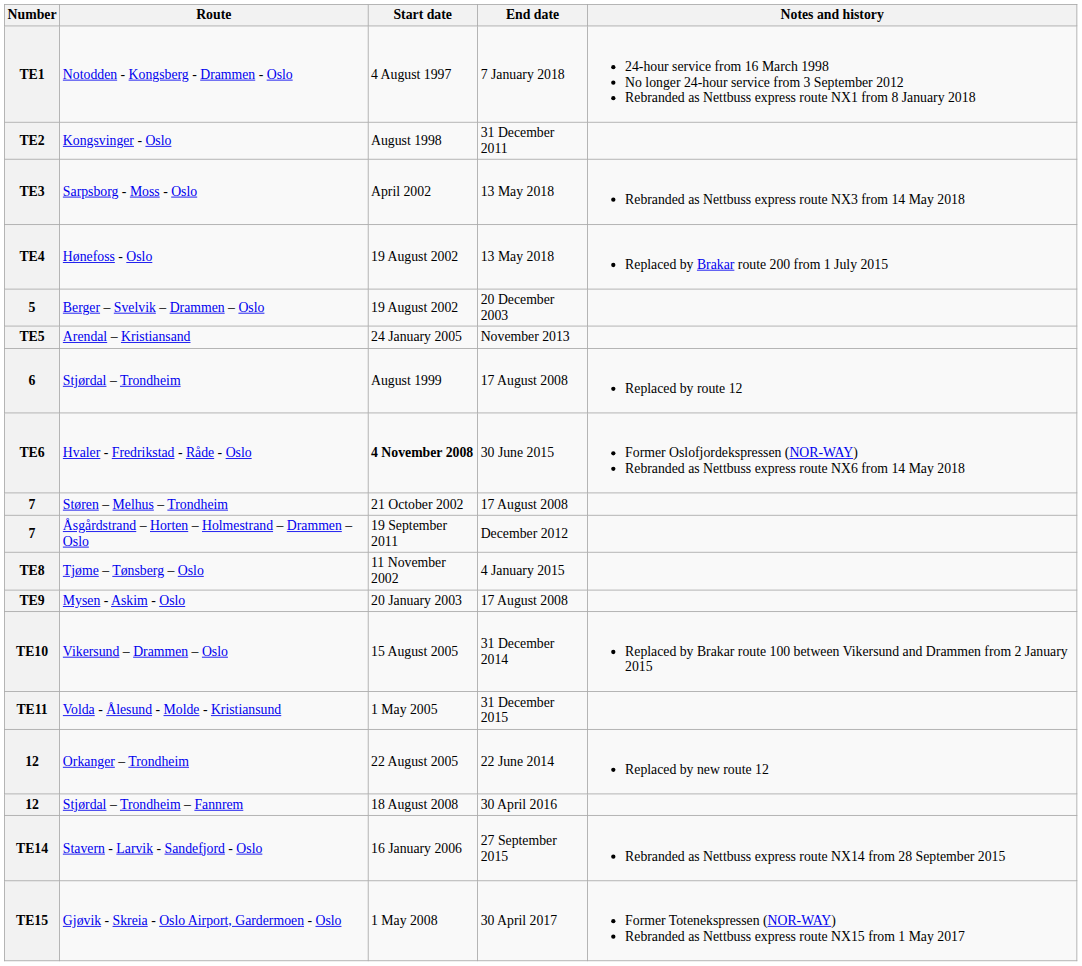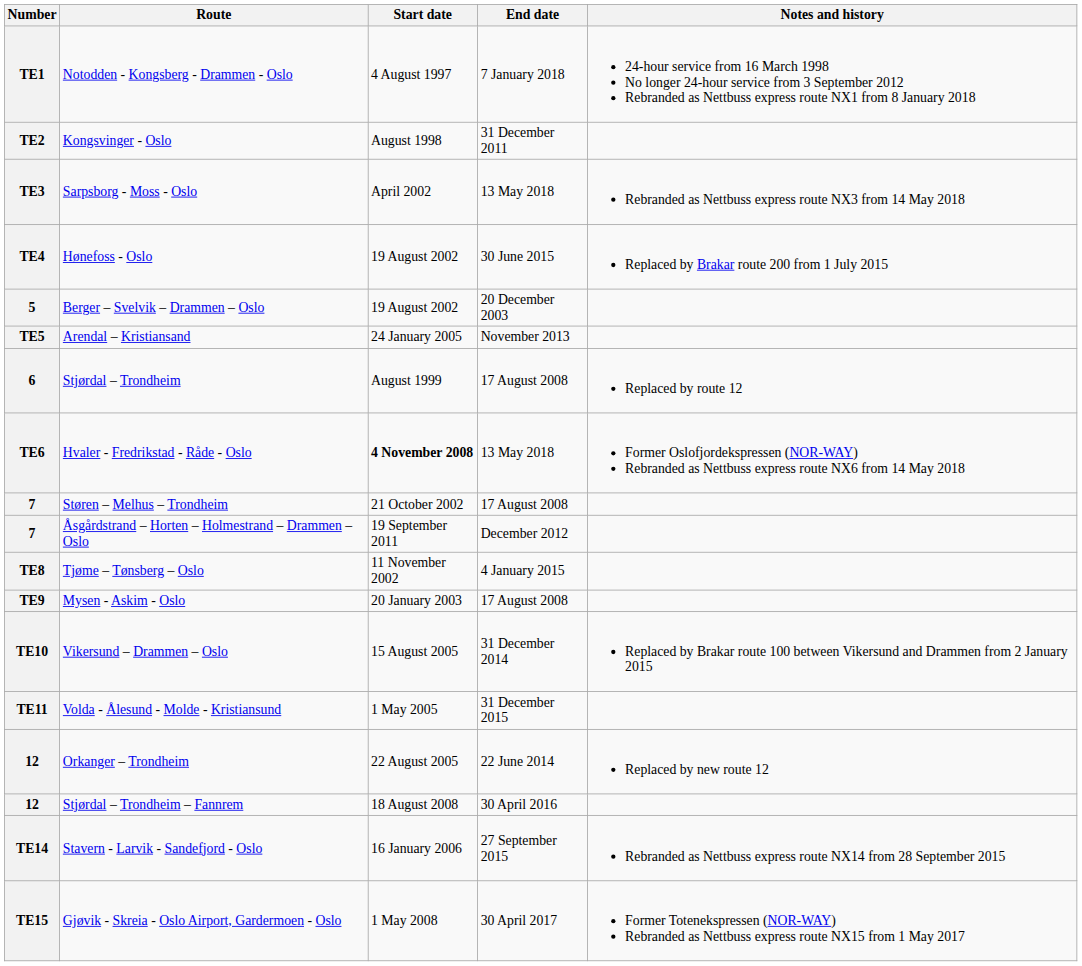(517, 256) 13 May 2018 -> (517, 256) 30 June 2015
(517, 453) 30 June 2015 -> (517, 453) 13 May 2018
